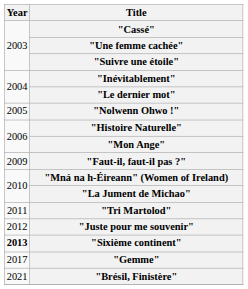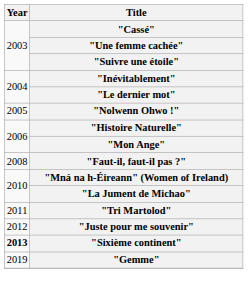(17, 161) 2009 -> (17, 161) 2008
(17, 260) 2017 -> (17, 260) 2019
- row: (136, 276)
